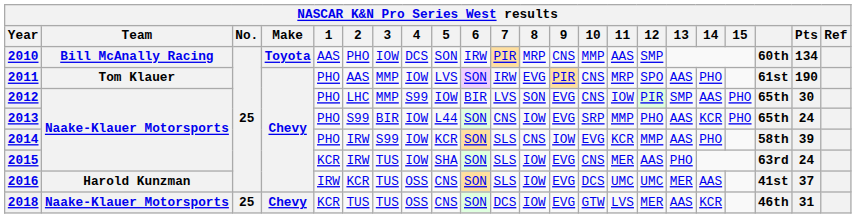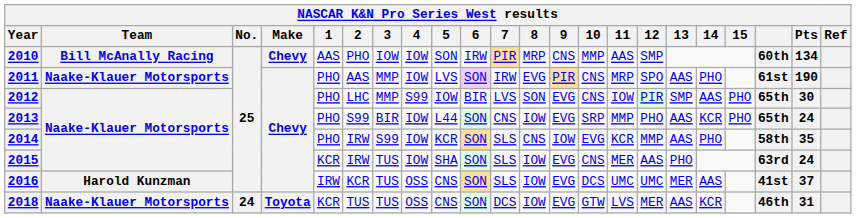(288, 56) Toyota -> (288, 56) Chevy
(417, 56) DCS -> (417, 56) IOW
(137, 77) Tom Klauer -> (137, 77) Naake-Klauer Motorsports
(806, 140) 39 -> (806, 140) 35
(247, 202) 25 -> (247, 202) 24
(288, 202) Chevy -> (288, 202) Toyota
